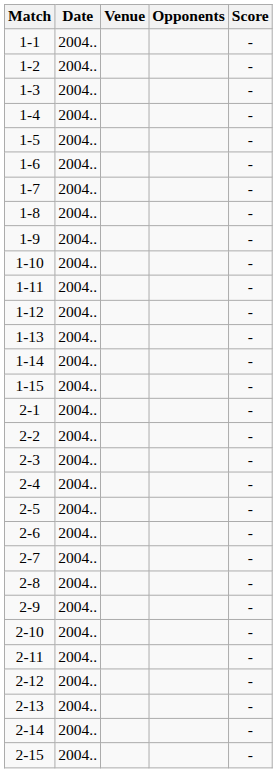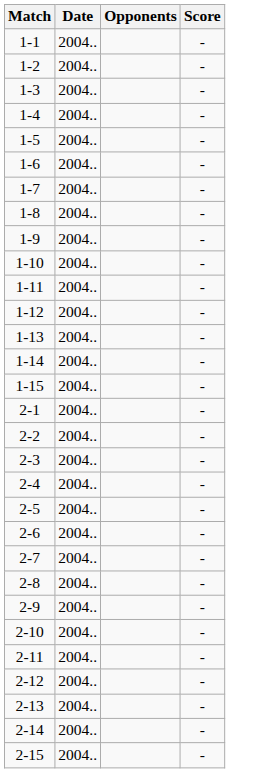- column: (125, 16)
